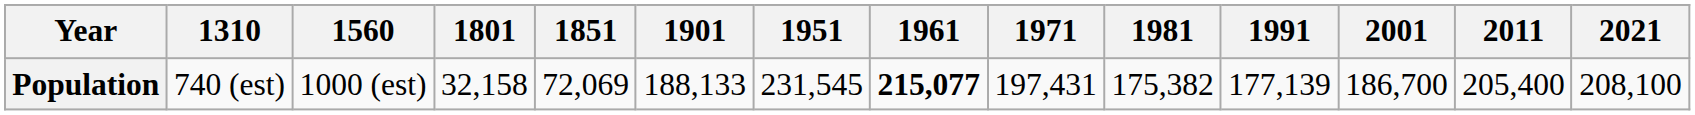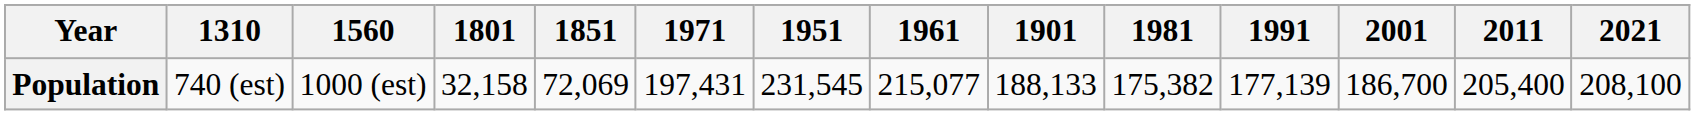columns swapped: (695, 31) <-> (1046, 31)
(929, 83) bold -> (929, 83) normal
